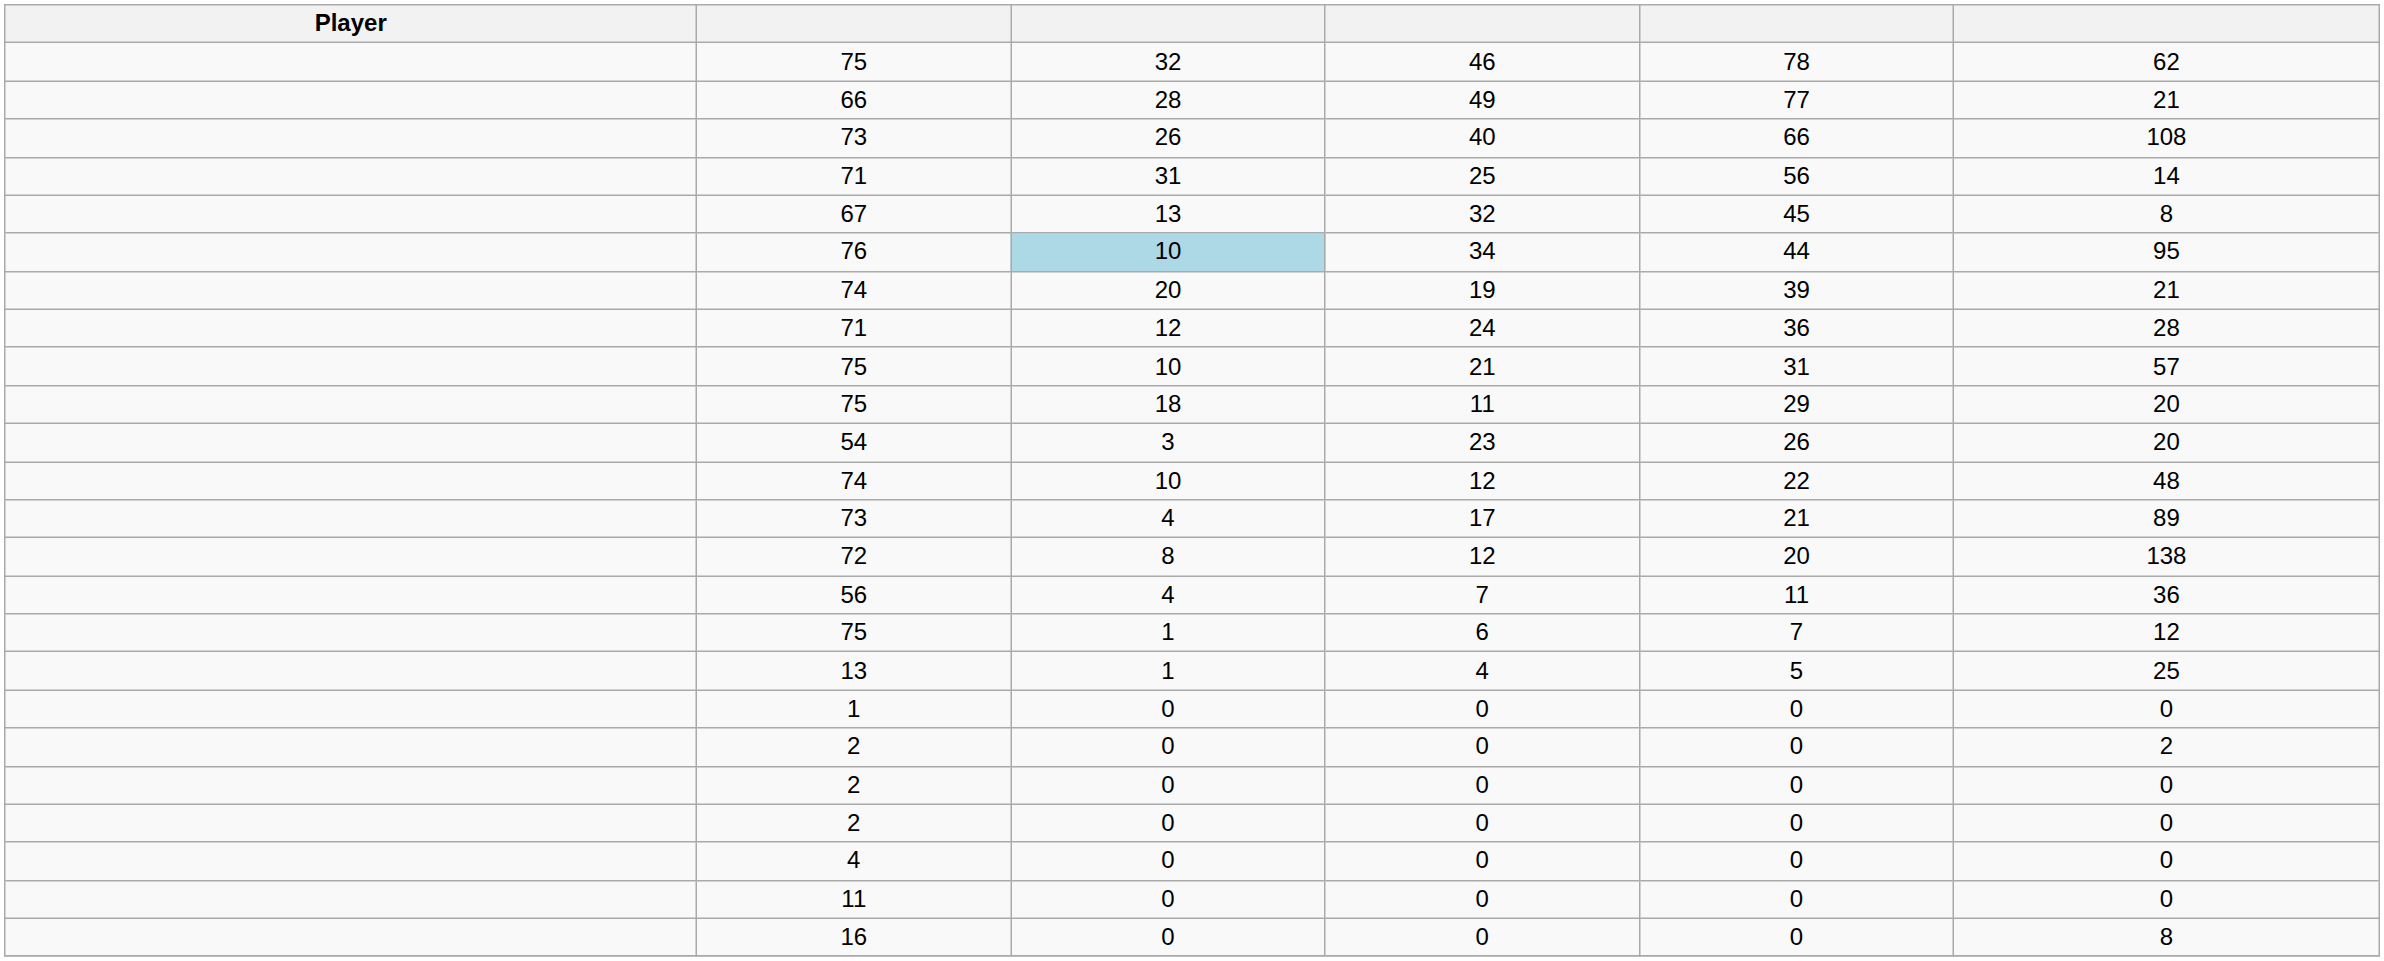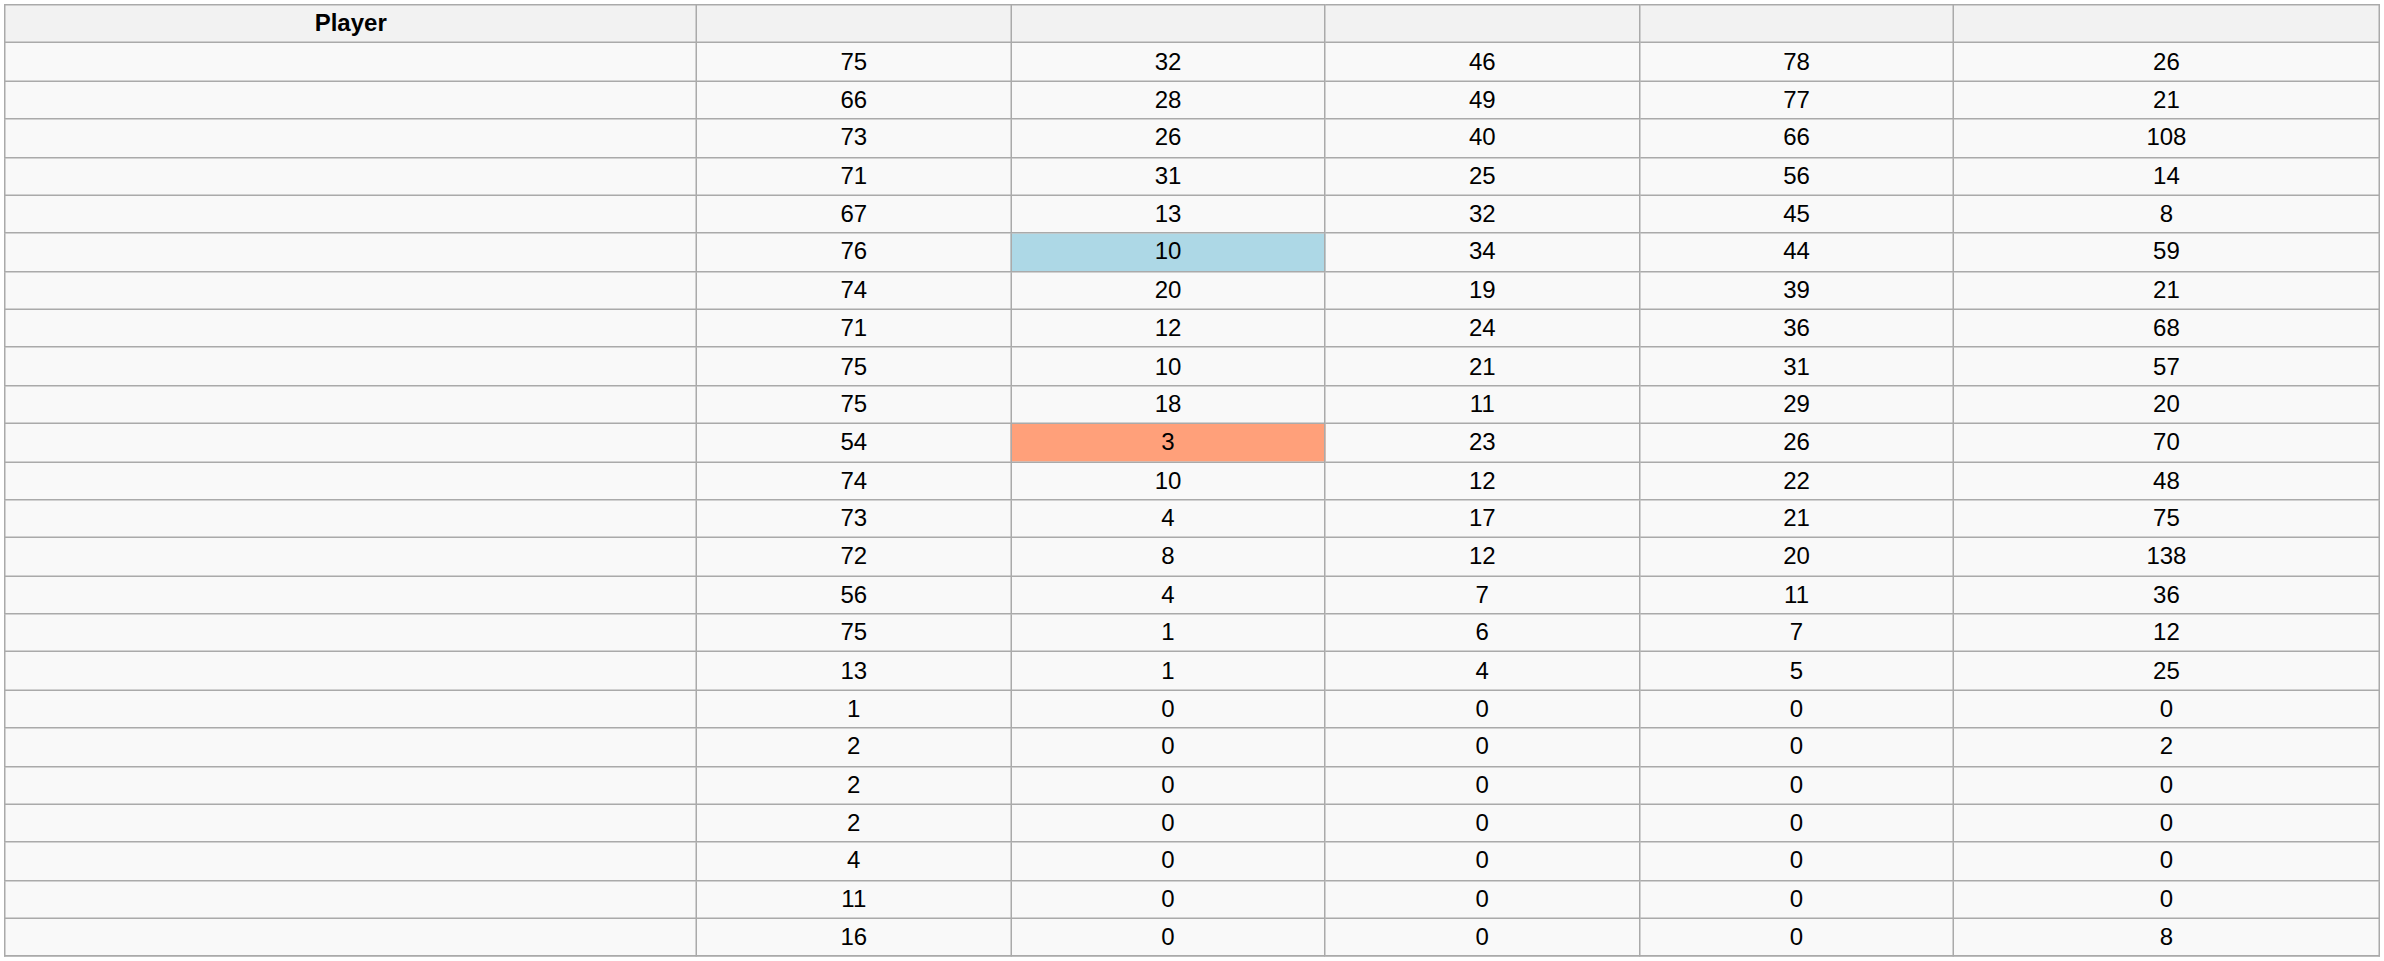(2166, 61) 62 -> (2166, 61) 26
(2166, 251) 95 -> (2166, 251) 59
(2166, 328) 28 -> (2166, 328) 68
(1168, 442) no background -> (1168, 442) lightsalmon background
(2166, 442) 20 -> (2166, 442) 70
(2166, 518) 89 -> (2166, 518) 75
